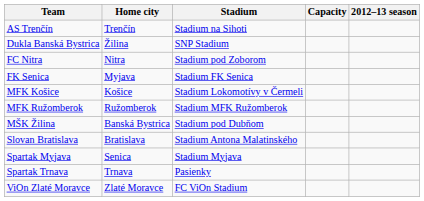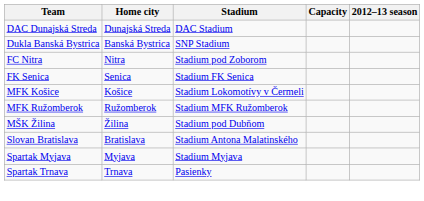- row: (30, 28)
+ row: (52, 28)
(116, 44) Žilina -> (137, 44) Banská Bystrica
(120, 76) Myjava -> (118, 76) Senica
(137, 124) Banská Bystrica -> (116, 124) Žilina
(118, 156) Senica -> (120, 156) Myjava
- row: (48, 188)
